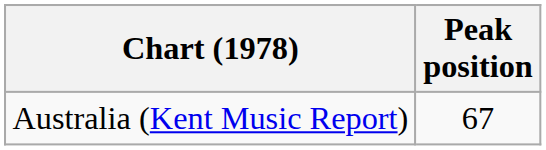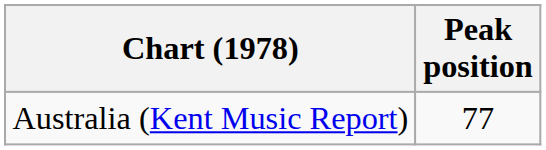(478, 117) 67 -> (478, 117) 77
